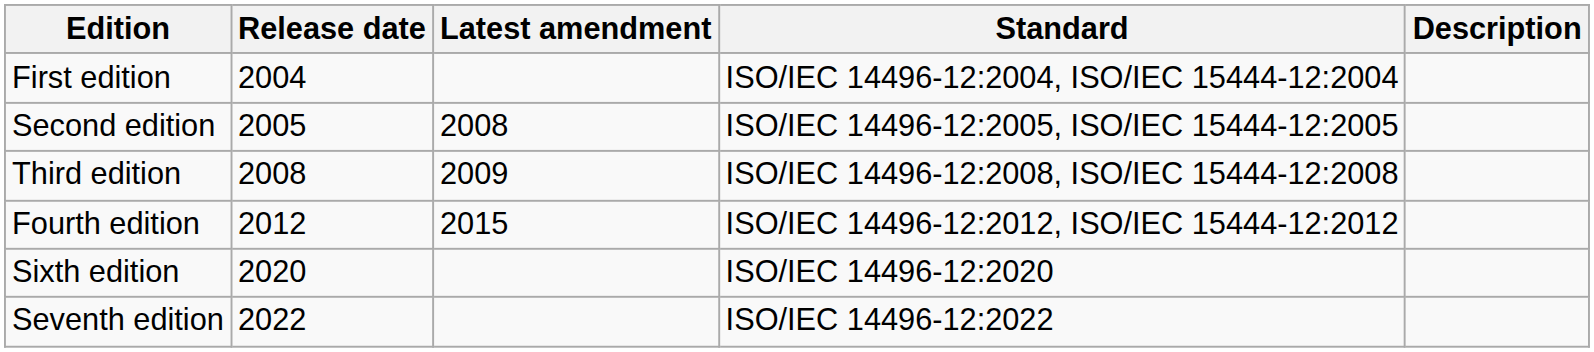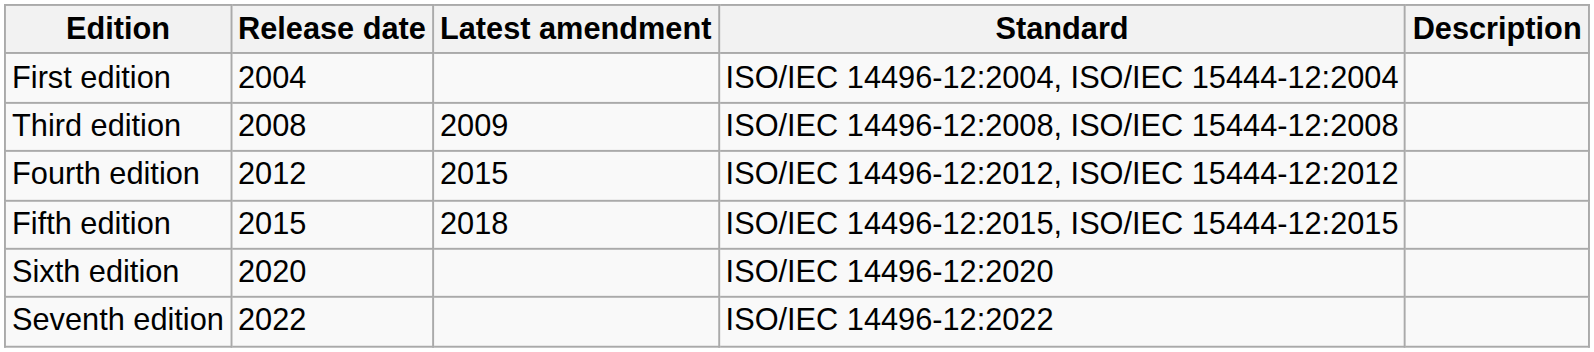- row: (114, 126)
+ row: (91, 223)
